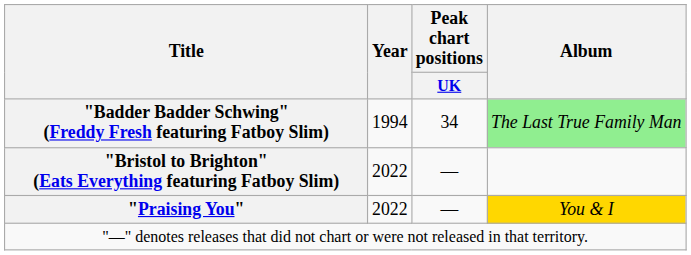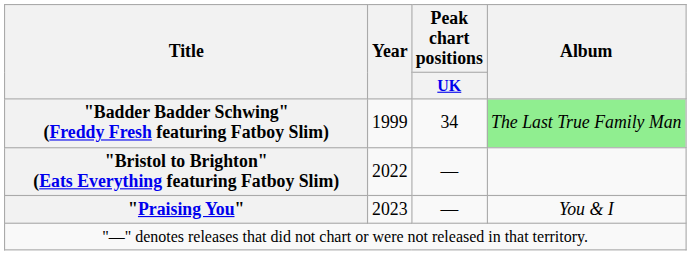(390, 123) 1994 -> (390, 123) 1999
(390, 209) 2022 -> (390, 209) 2023
(586, 209) gold background -> (586, 209) no background
